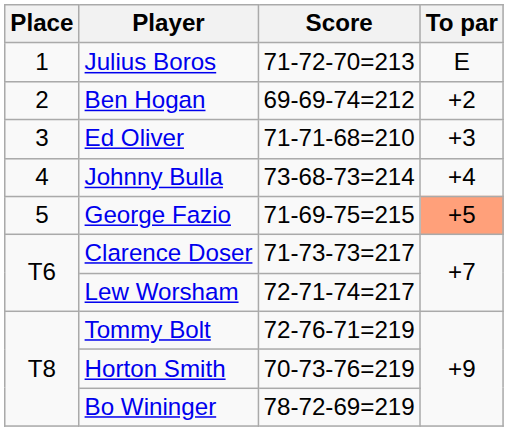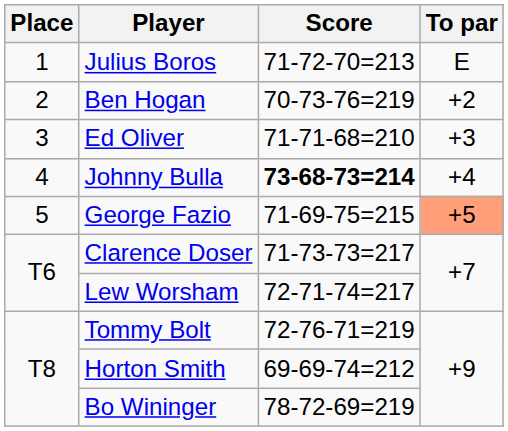(339, 100) 69-69-74=212 -> (339, 100) 70-73-76=219
(339, 176) normal -> (339, 176) bold
(339, 368) 70-73-76=219 -> (339, 368) 69-69-74=212
